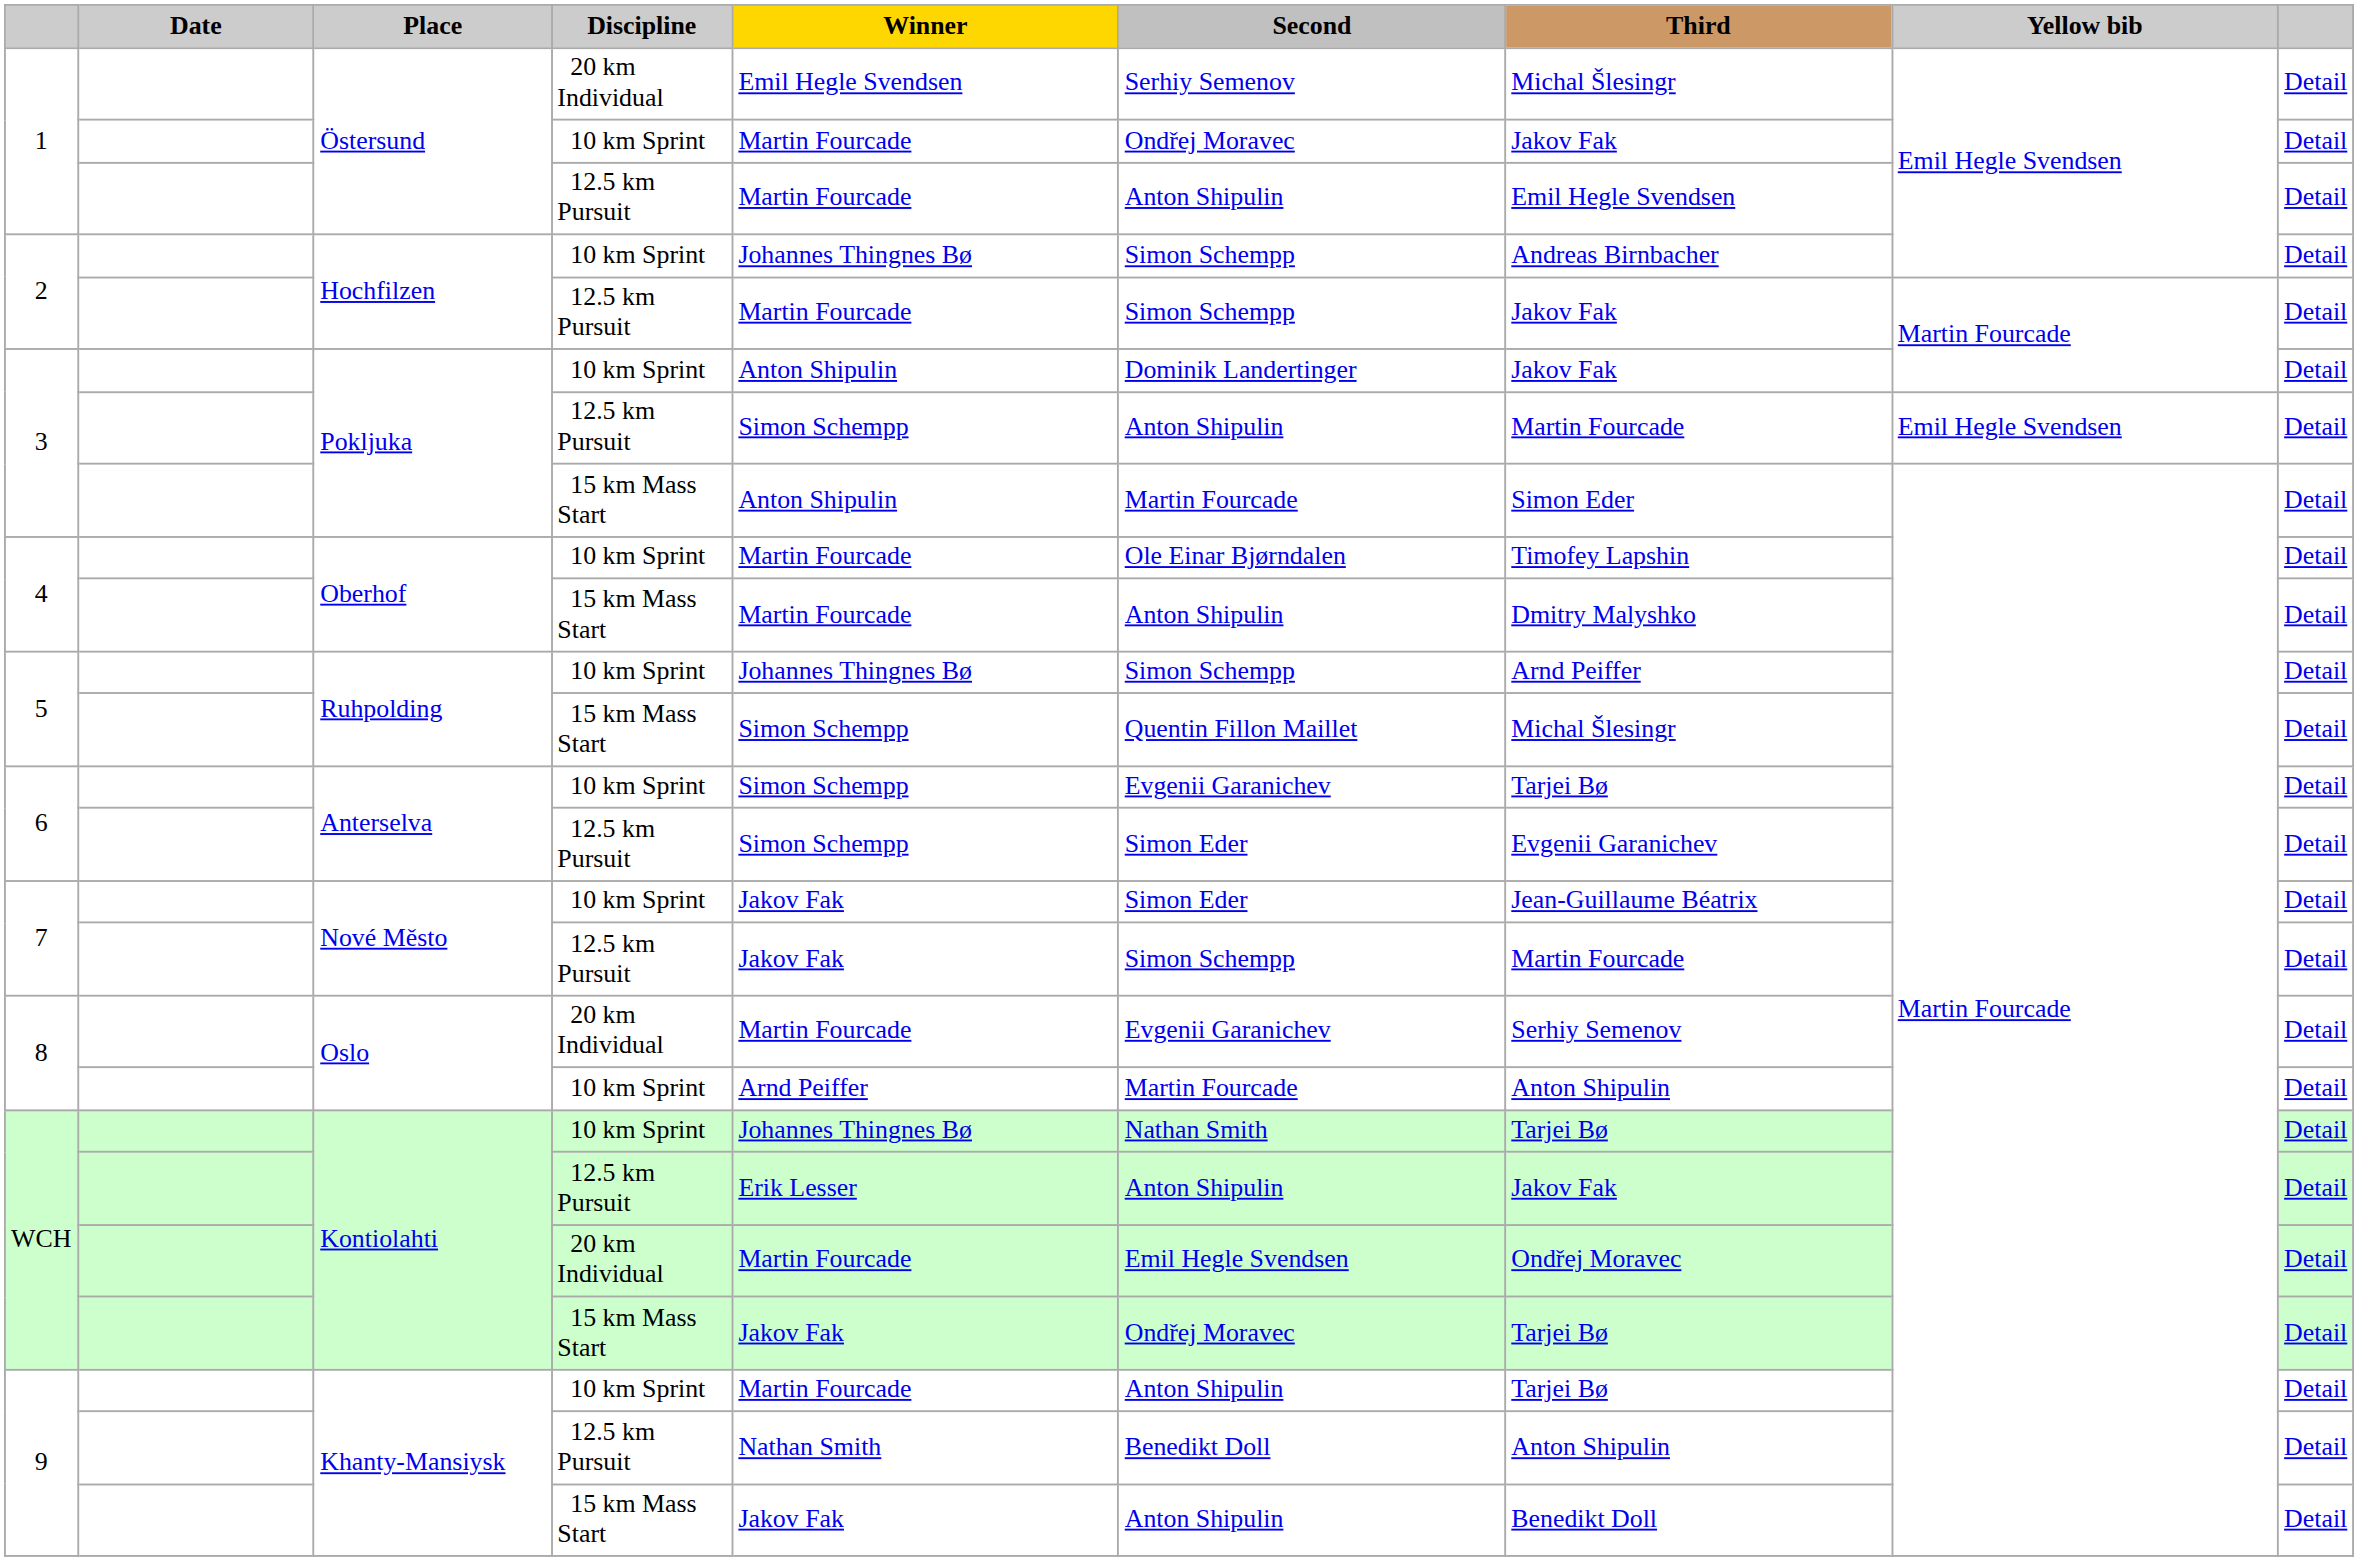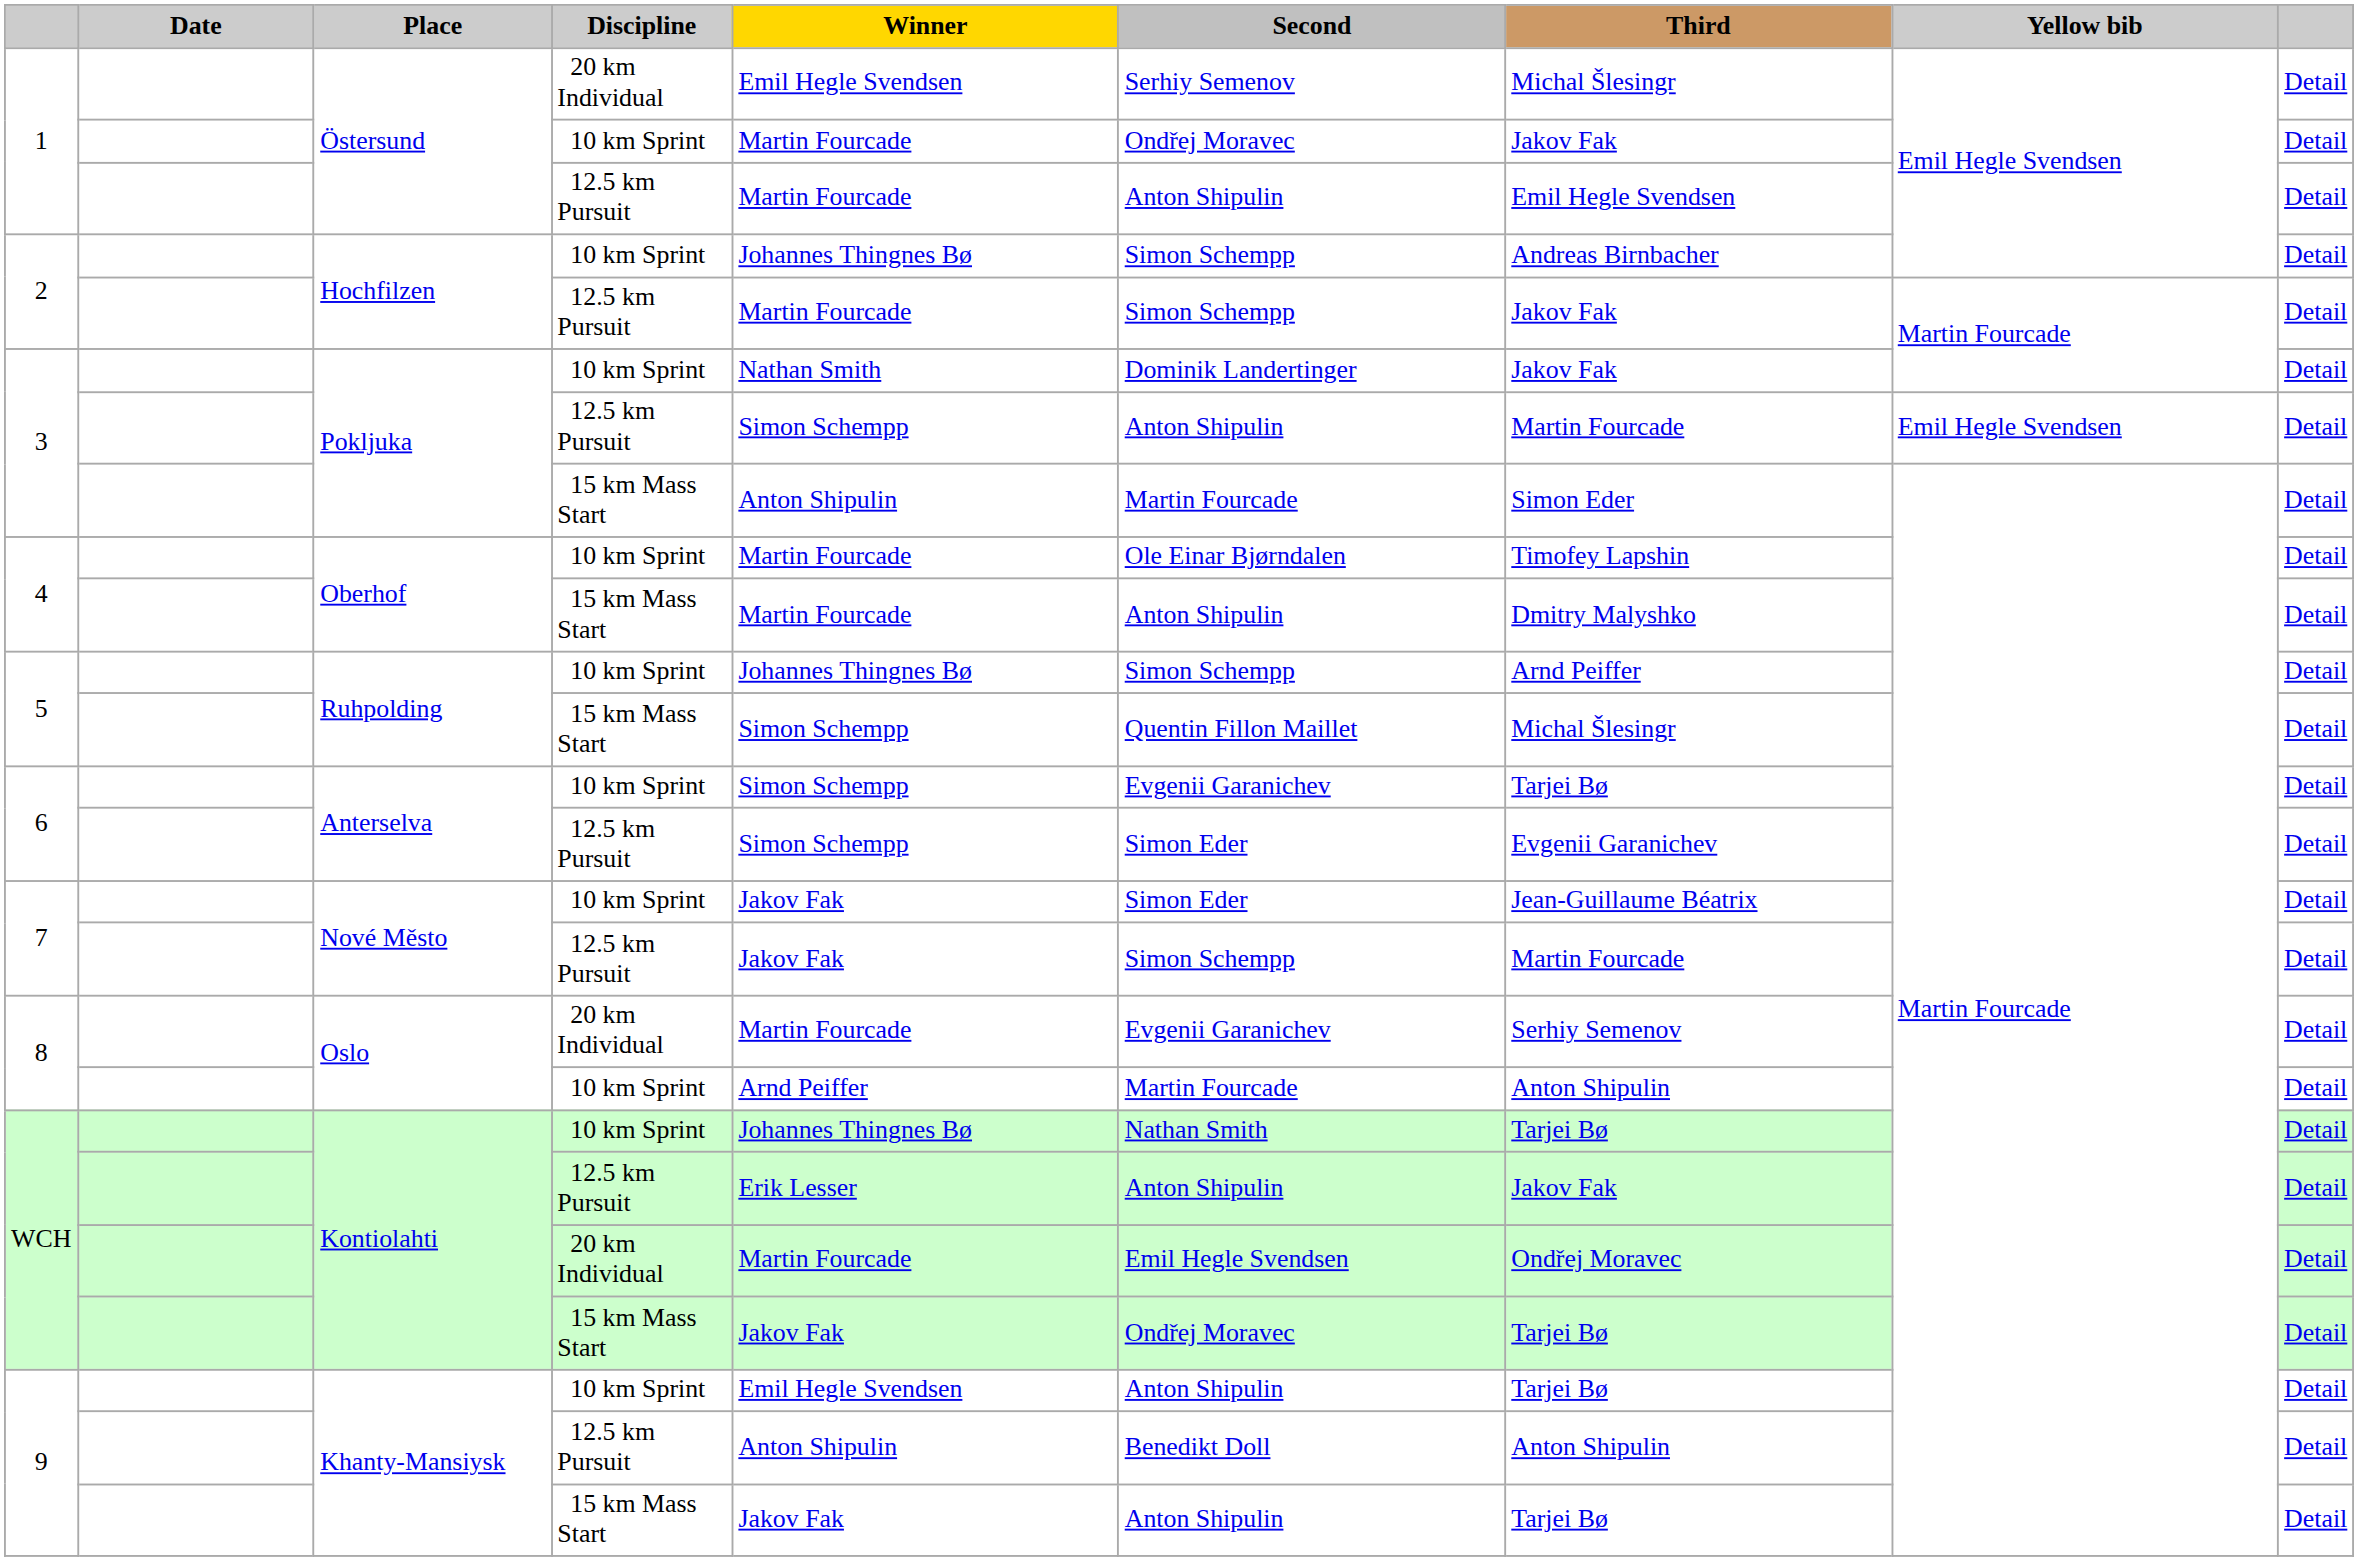(818, 369) Anton Shipulin -> (810, 369) Nathan Smith
(825, 1389) Martin Fourcade -> (850, 1389) Emil Hegle Svendsen
(810, 1446) Nathan Smith -> (818, 1446) Anton Shipulin
(1584, 1519) Benedikt Doll -> (1560, 1519) Tarjei Bø
